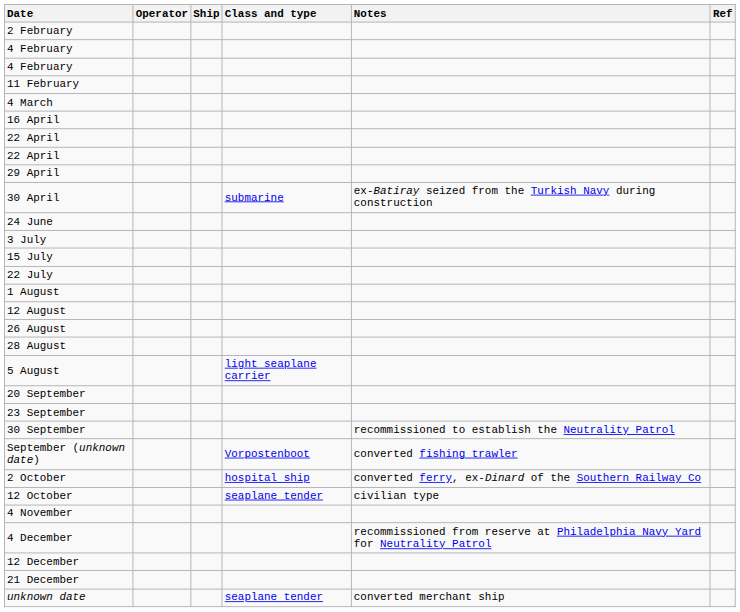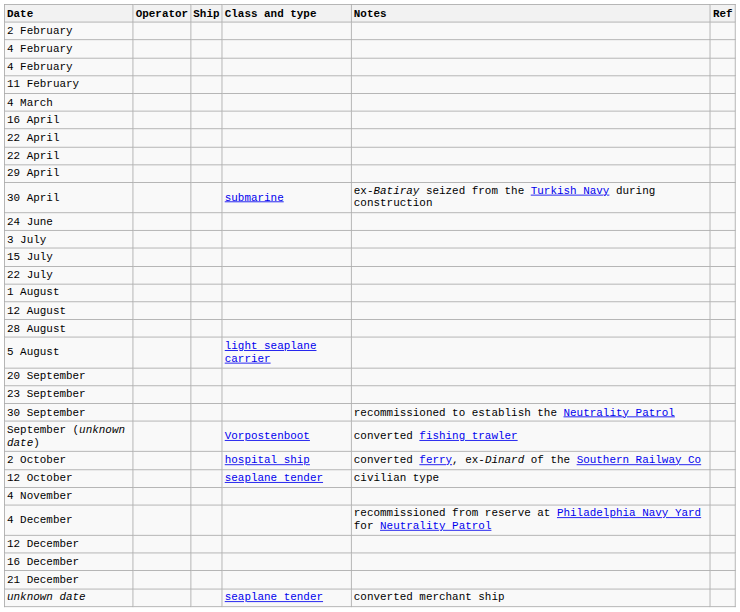- row: (37, 328)
+ row: (43, 562)
